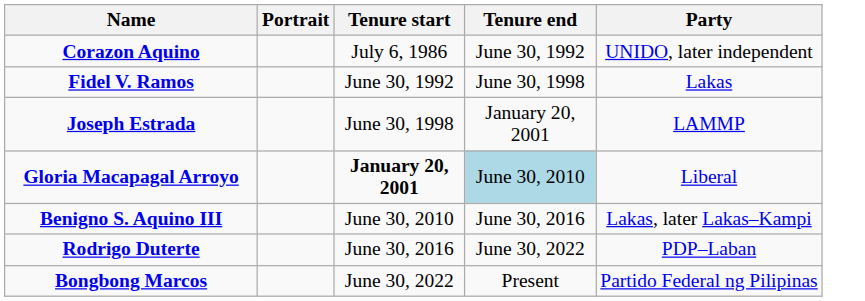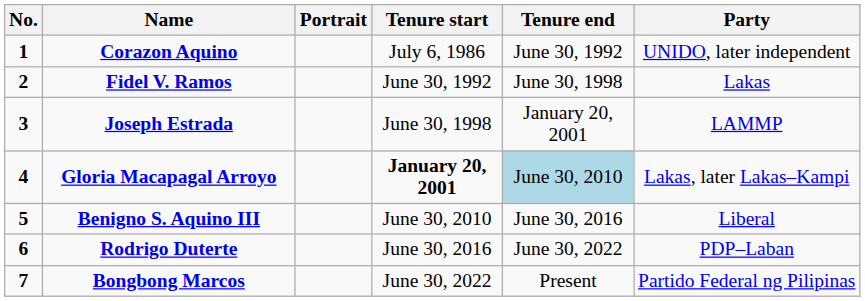+ column: (23, 19)
(709, 176) Liberal -> (747, 176) Lakas, later Lakas–Kampi
(709, 218) Lakas, later Lakas–Kampi -> (747, 218) Liberal
